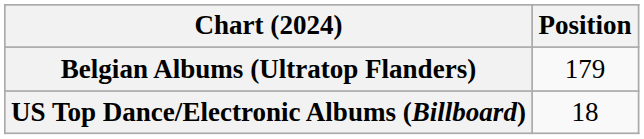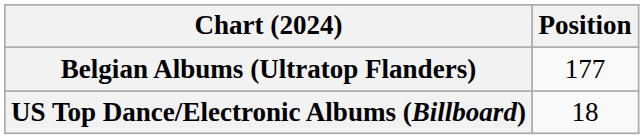(585, 68) 179 -> (585, 68) 177
